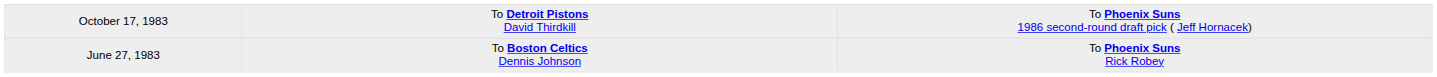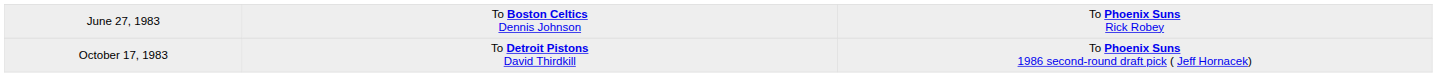rows swapped: (123, 55) <-> (123, 21)
